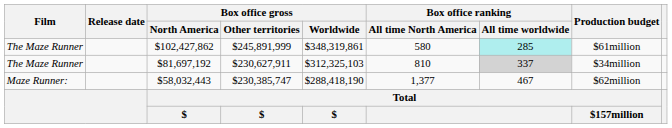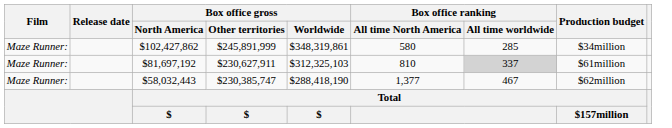(45, 47) The Maze Runner -> (37, 47) Maze Runner:
(525, 47) paleturquoise background -> (510, 47) no background
(617, 47) $61million -> (602, 47) $34million
(45, 64) The Maze Runner -> (37, 64) Maze Runner:
(617, 64) $34million -> (602, 64) $61million
